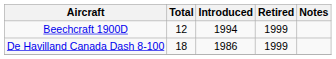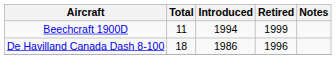(181, 29) 12 -> (181, 29) 11
(276, 46) 1999 -> (276, 46) 1996
